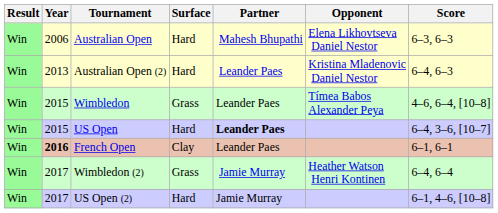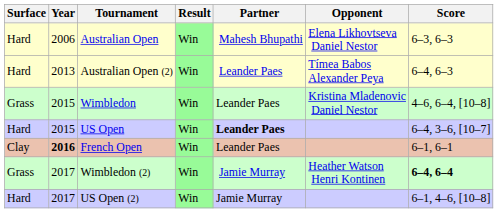columns swapped: (23, 13) <-> (191, 13)
(357, 71) Kristina Mladenovic Daniel Nestor -> (346, 71) Tímea Babos Alexander Peya
(346, 103) Tímea Babos Alexander Peya -> (357, 103) Kristina Mladenovic Daniel Nestor
(432, 173) normal -> (432, 173) bold
